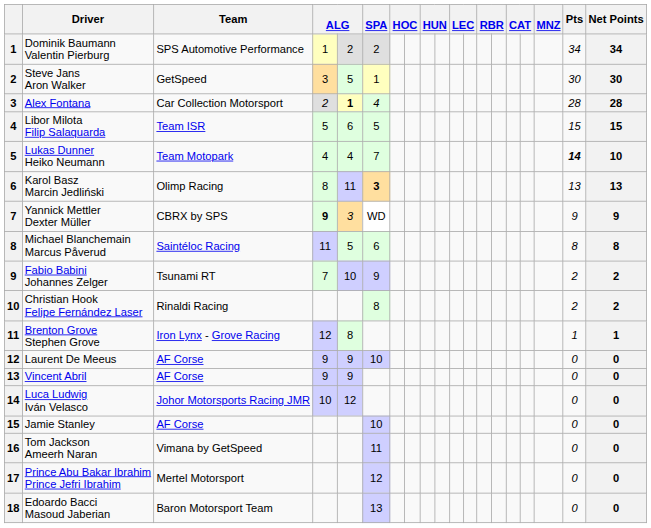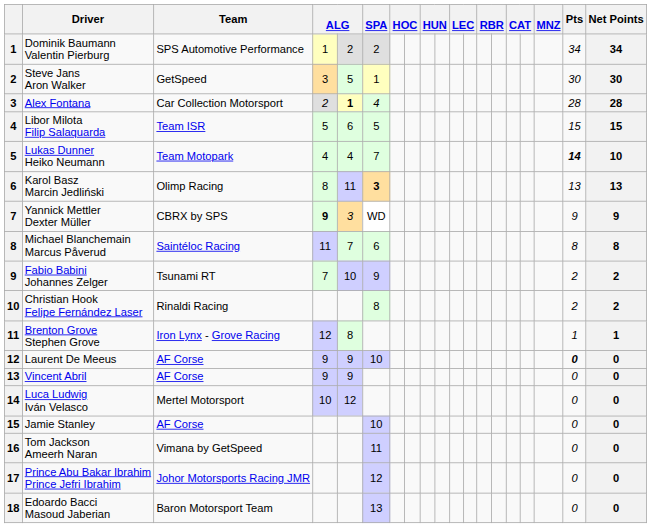(350, 246) 5 -> (350, 246) 7
(575, 359) normal -> (575, 359) bold
(233, 400) Johor Motorsports Racing JMR -> (200, 400) Mertel Motorsport
(200, 478) Mertel Motorsport -> (233, 478) Johor Motorsports Racing JMR
